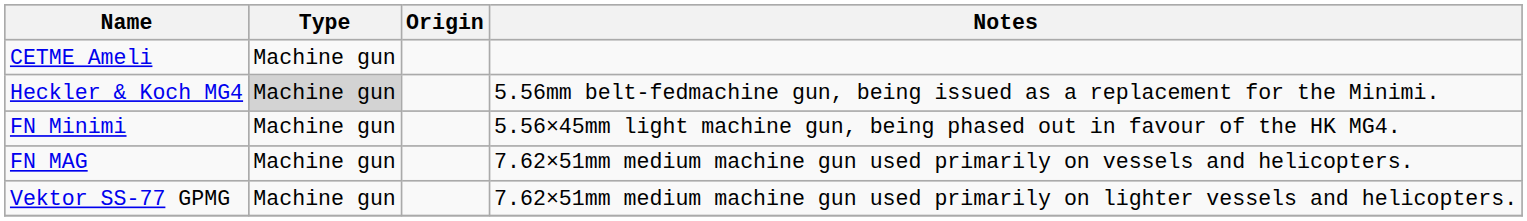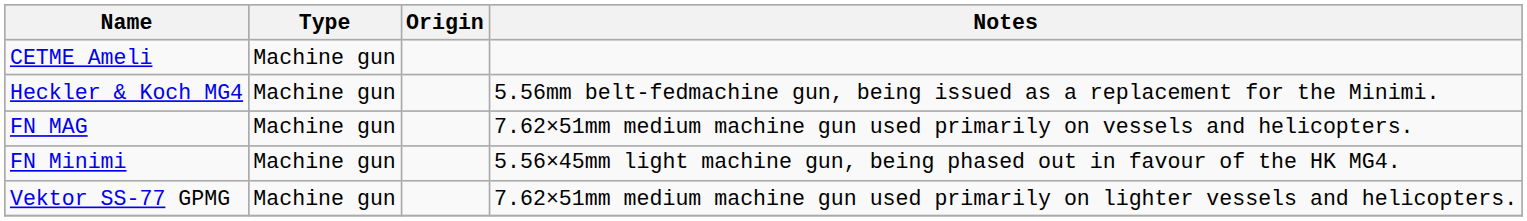(325, 93) lightgrey background -> (325, 93) no background
rows swapped: (68, 128) <-> (49, 163)
